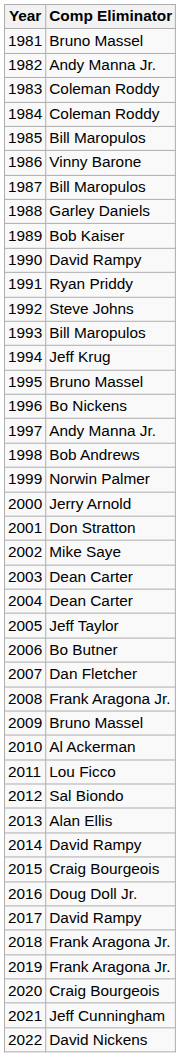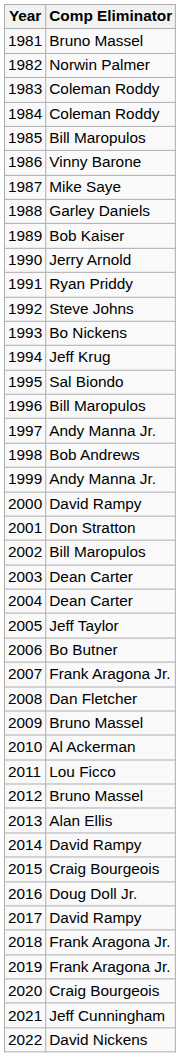(103, 65) Andy Manna Jr. -> (100, 65) Norwin Palmer
(98, 187) Bill Maropulos -> (85, 187) Mike Saye
(95, 260) David Rampy -> (90, 260) Jerry Arnold
(98, 333) Bill Maropulos -> (88, 333) Bo Nickens
(96, 382) Bruno Massel -> (86, 382) Sal Biondo
(88, 406) Bo Nickens -> (98, 406) Bill Maropulos
(100, 479) Norwin Palmer -> (103, 479) Andy Manna Jr.
(90, 503) Jerry Arnold -> (95, 503) David Rampy
(85, 552) Mike Saye -> (98, 552) Bill Maropulos
(93, 674) Dan Fletcher -> (110, 674) Frank Aragona Jr.
(110, 698) Frank Aragona Jr. -> (93, 698) Dan Fletcher
(86, 796) Sal Biondo -> (96, 796) Bruno Massel
